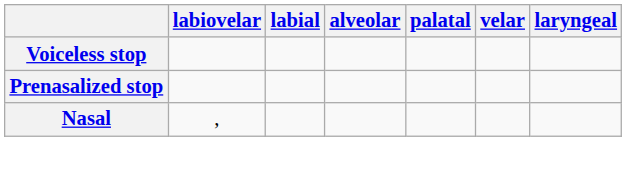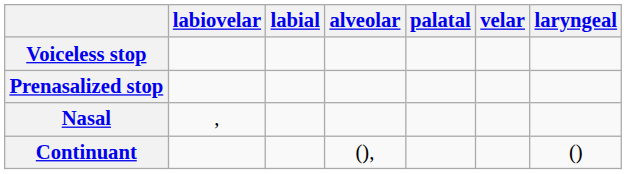+ row: (86, 151)
